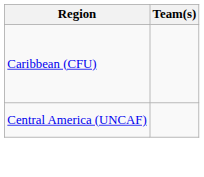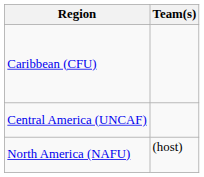+ row: (69, 154)
